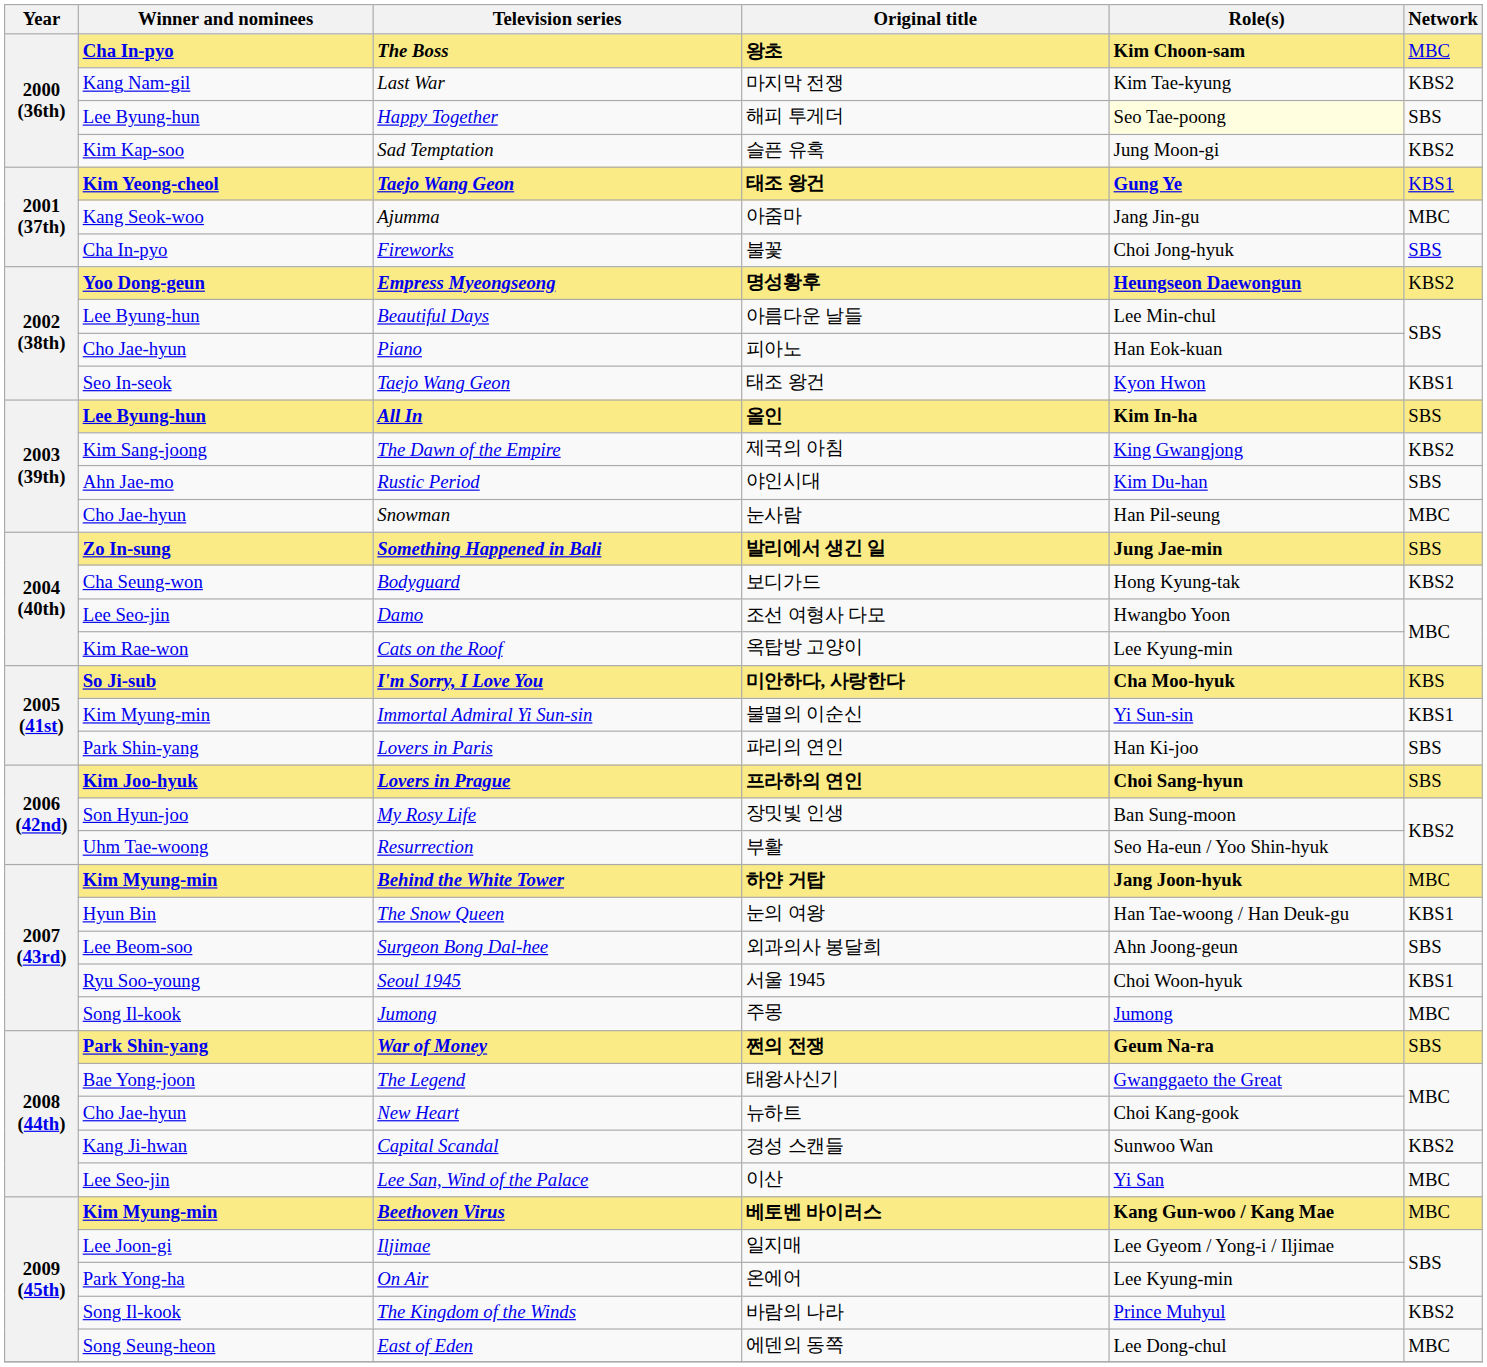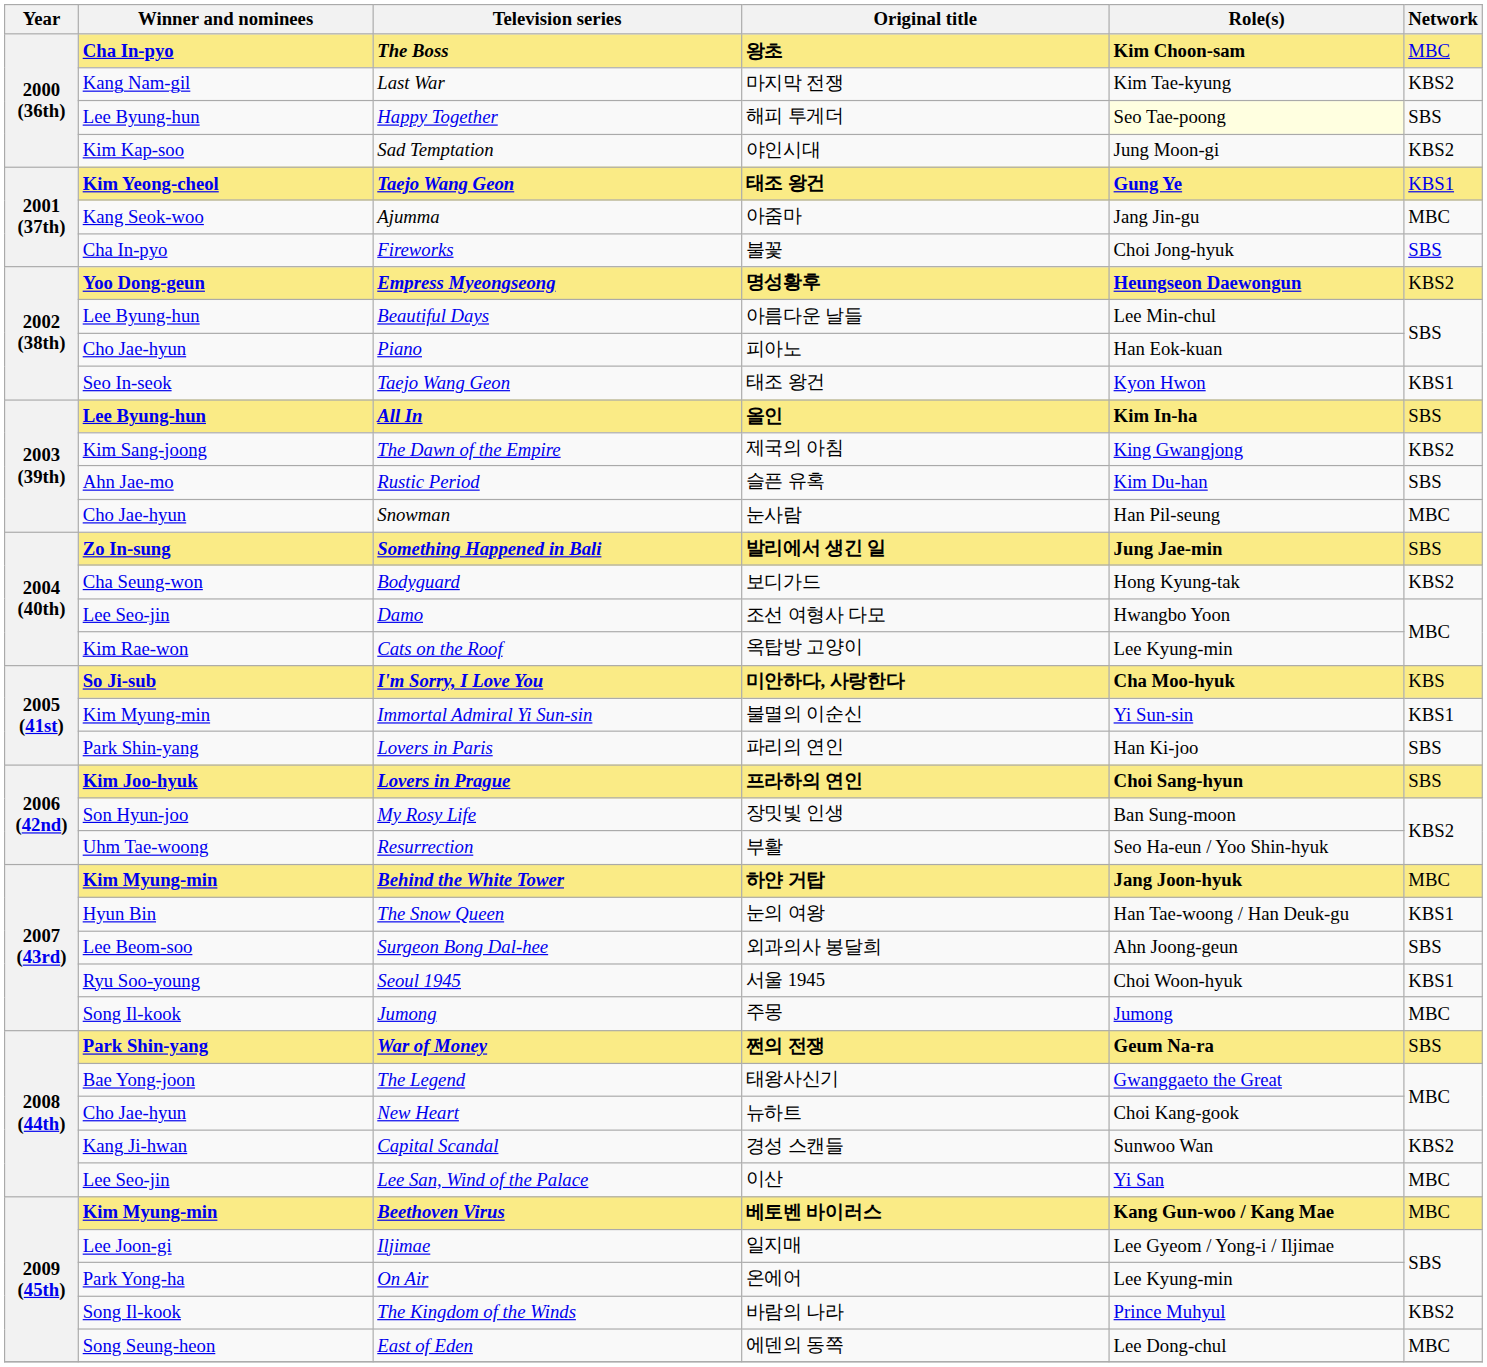(785, 149) 슬픈 유혹 -> (783, 149) 야인시대
(783, 481) 야인시대 -> (785, 481) 슬픈 유혹
